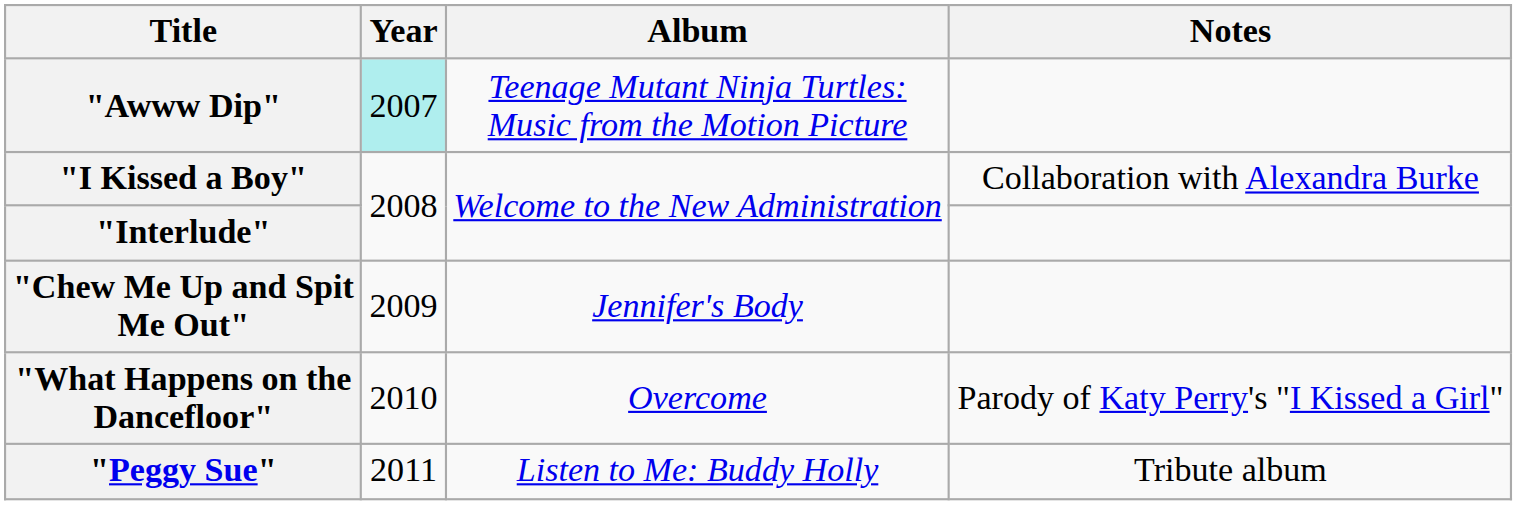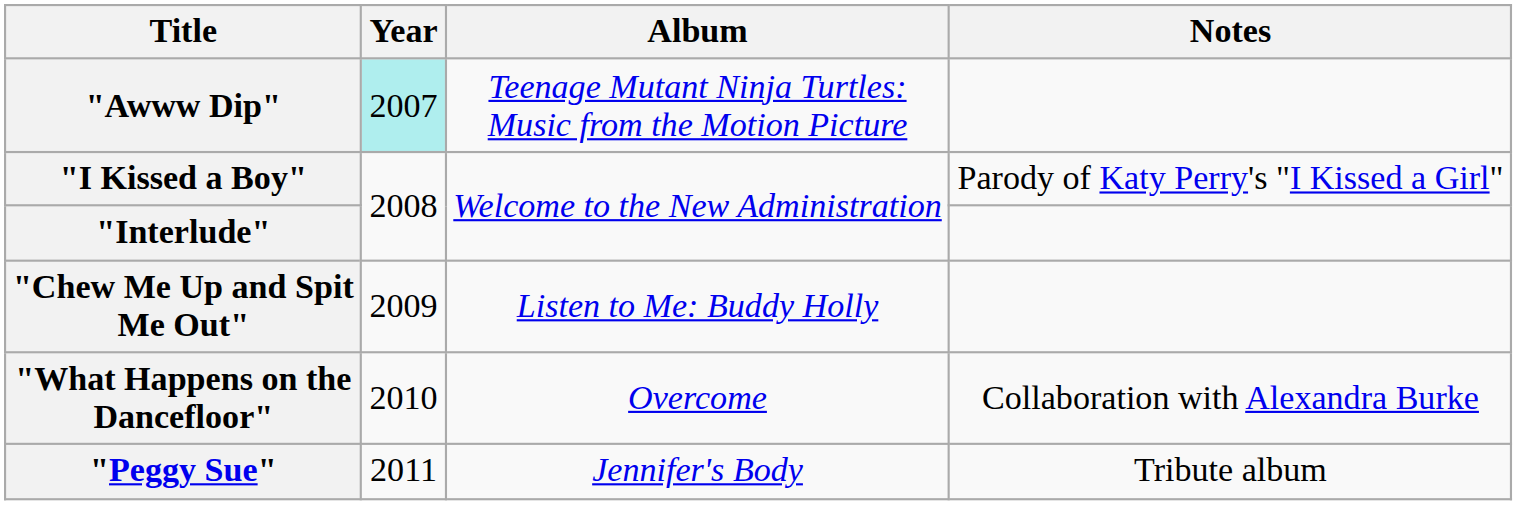(1230, 177) Collaboration with Alexandra Burke -> (1230, 177) Parody of Katy Perry's "I Kissed a Girl"
(698, 305) Jennifer's Body -> (698, 305) Listen to Me: Buddy Holly
(1230, 397) Parody of Katy Perry's "I Kissed a Girl" -> (1230, 397) Collaboration with Alexandra Burke
(698, 470) Listen to Me: Buddy Holly -> (698, 470) Jennifer's Body
